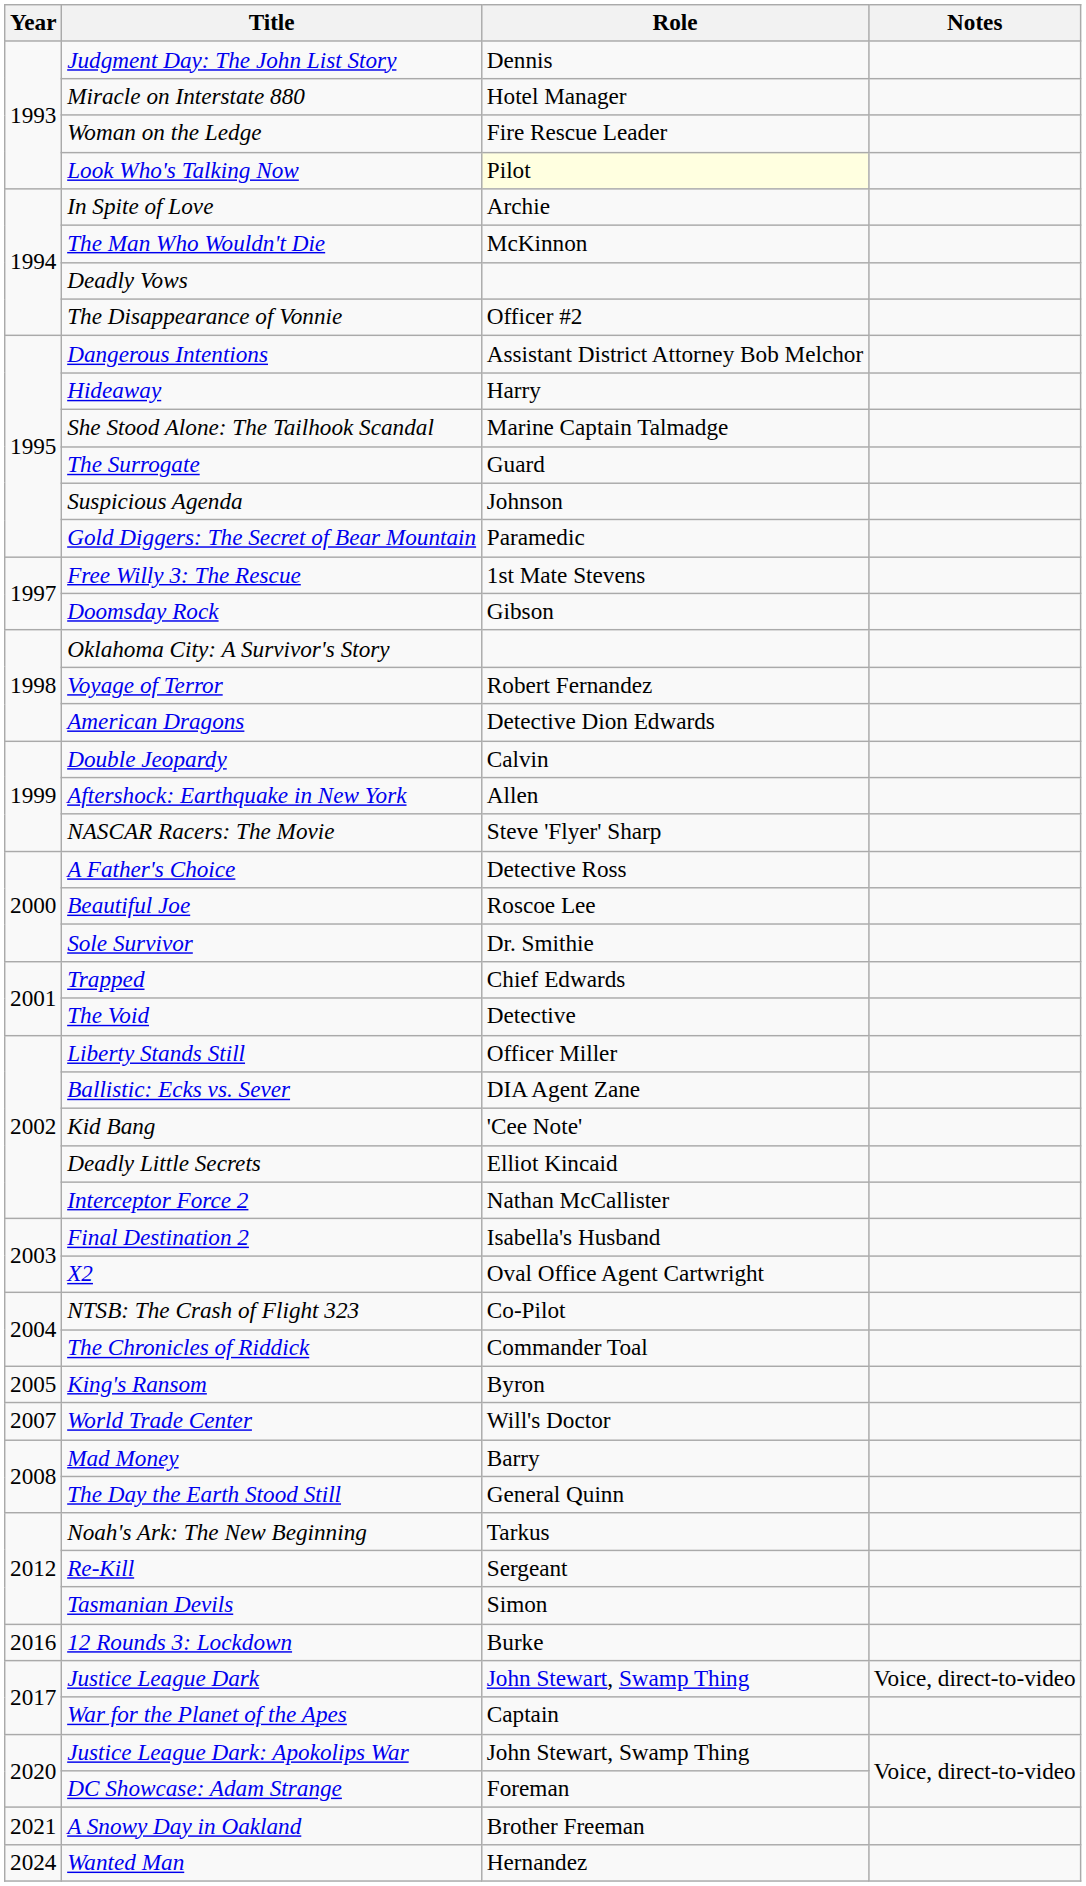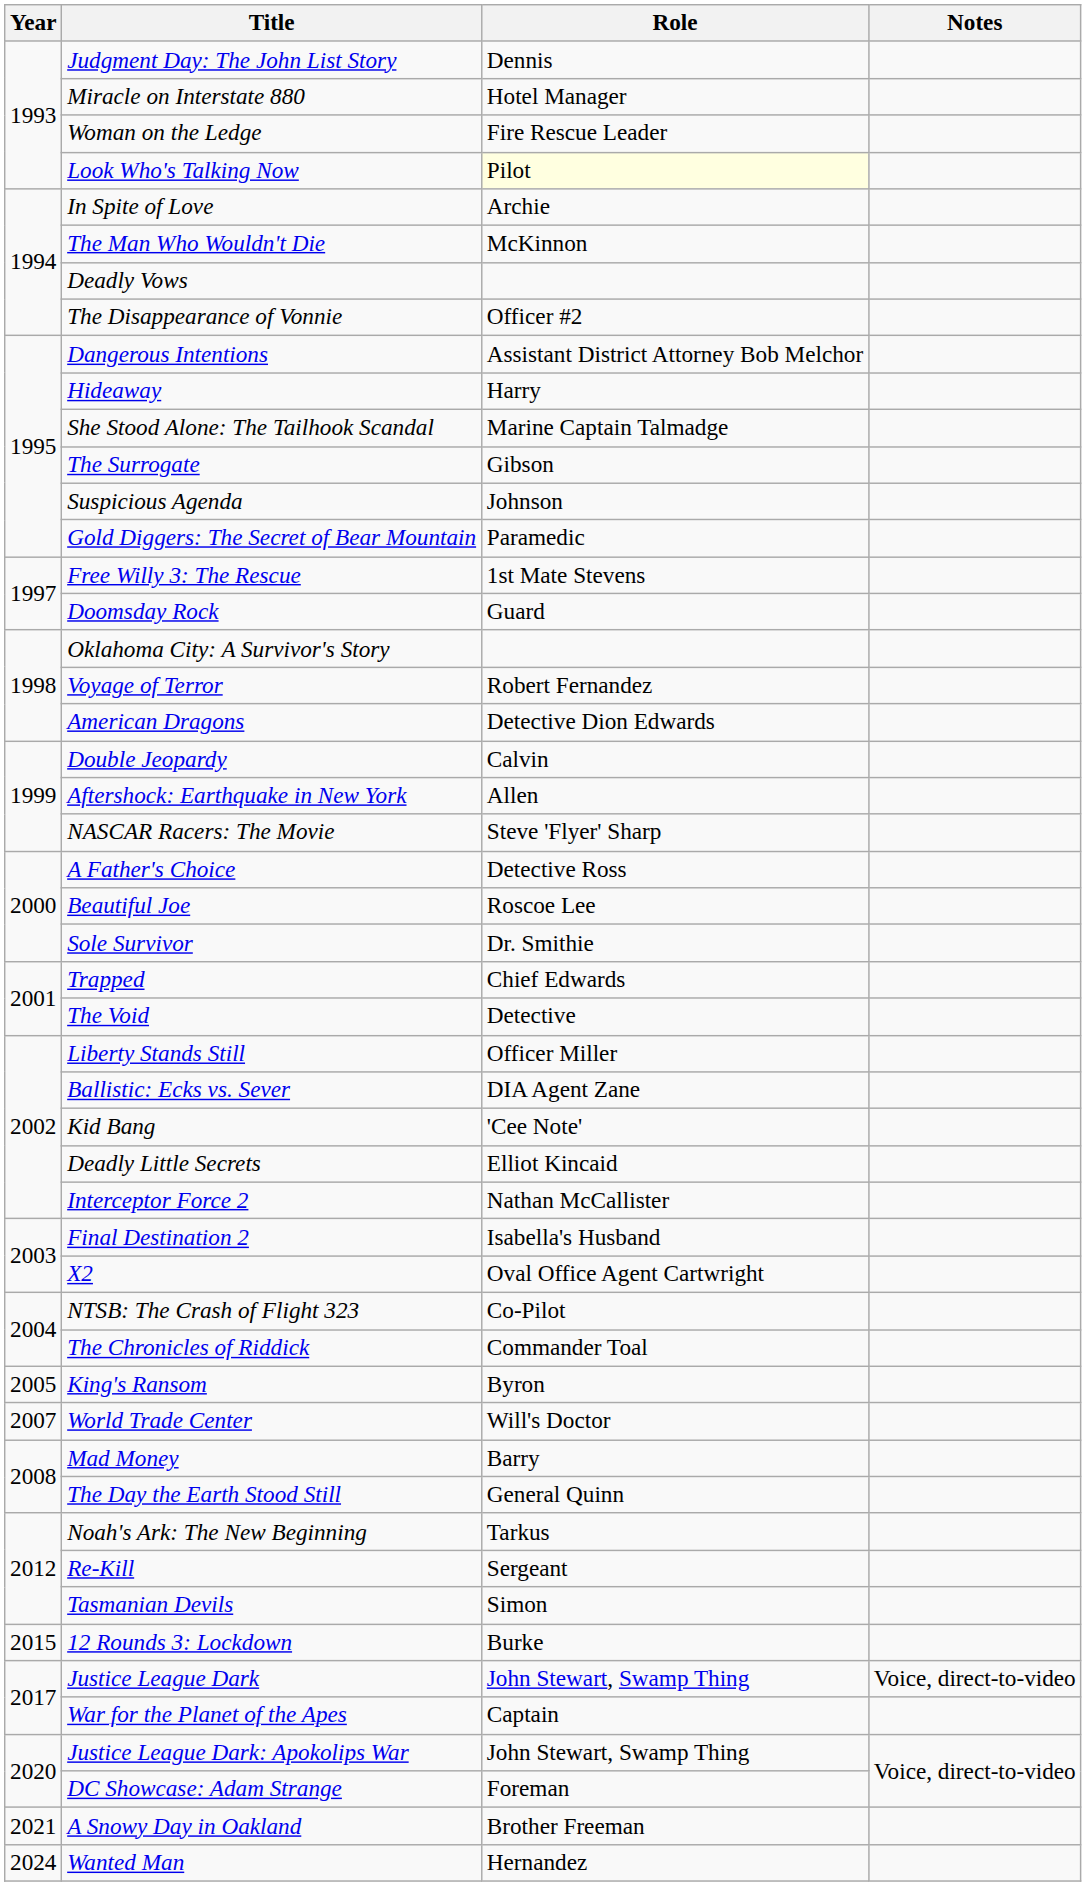(516, 464) Guard -> (520, 464) Gibson
(520, 611) Gibson -> (516, 611) Guard
(33, 1641) 2016 -> (33, 1641) 2015
